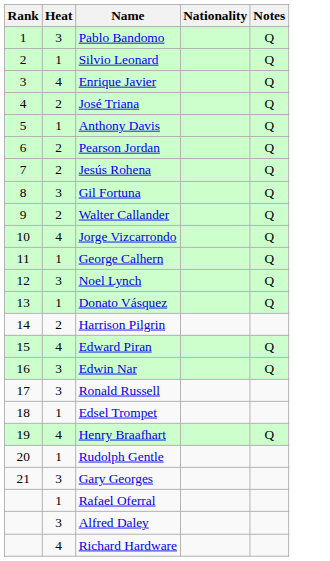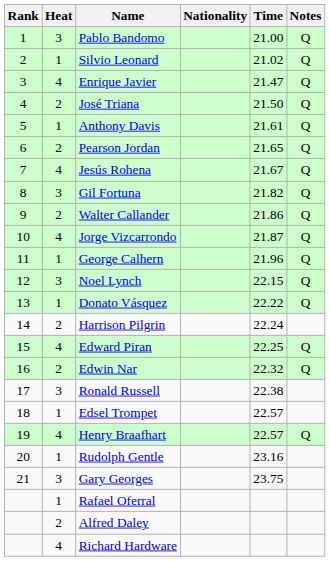+ column: (268, 15)
(59, 170) 2 -> (59, 170) 4
(59, 368) 3 -> (59, 368) 2
(59, 522) 3 -> (59, 522) 2
